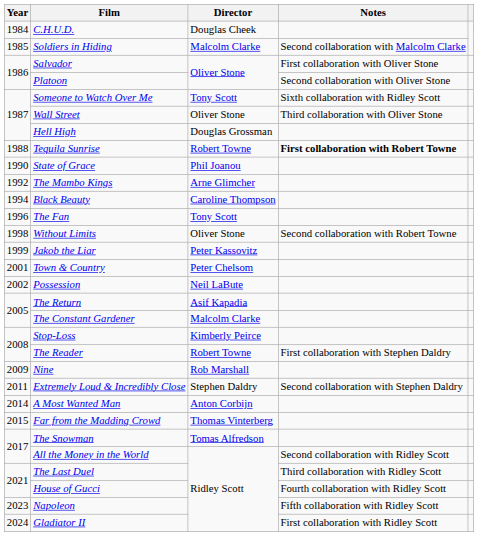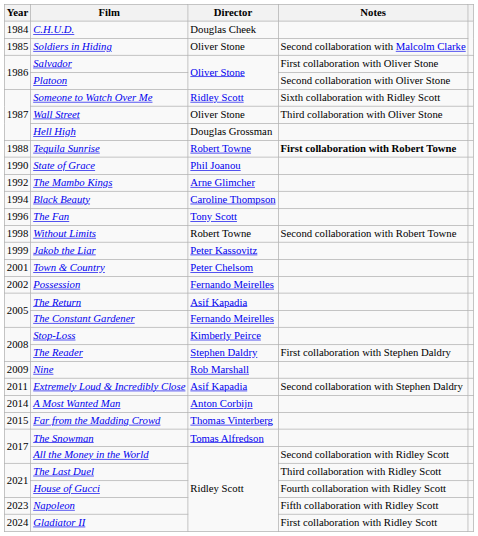(225, 47) Malcolm Clarke -> (218, 47) Oliver Stone
(214, 98) Tony Scott -> (217, 98) Ridley Scott
(218, 234) Oliver Stone -> (221, 234) Robert Towne
(217, 285) Neil LaBute -> (232, 285) Fernando Meirelles
(225, 319) Malcolm Clarke -> (232, 319) Fernando Meirelles
(221, 353) Robert Towne -> (224, 353) Stephen Daldry
(224, 387) Stephen Daldry -> (219, 387) Asif Kapadia
